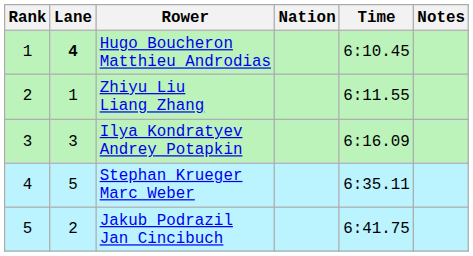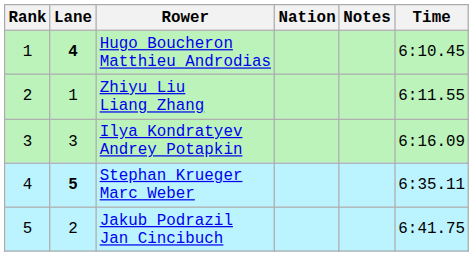columns swapped: (377, 18) <-> (441, 18)
(73, 185) normal -> (73, 185) bold
